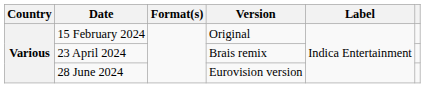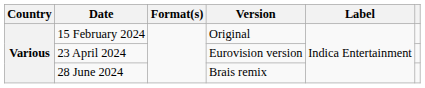(238, 53) Brais remix -> (256, 53) Eurovision version
(256, 72) Eurovision version -> (238, 72) Brais remix
